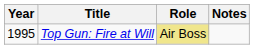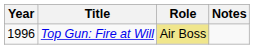(21, 34) 1995 -> (21, 34) 1996
